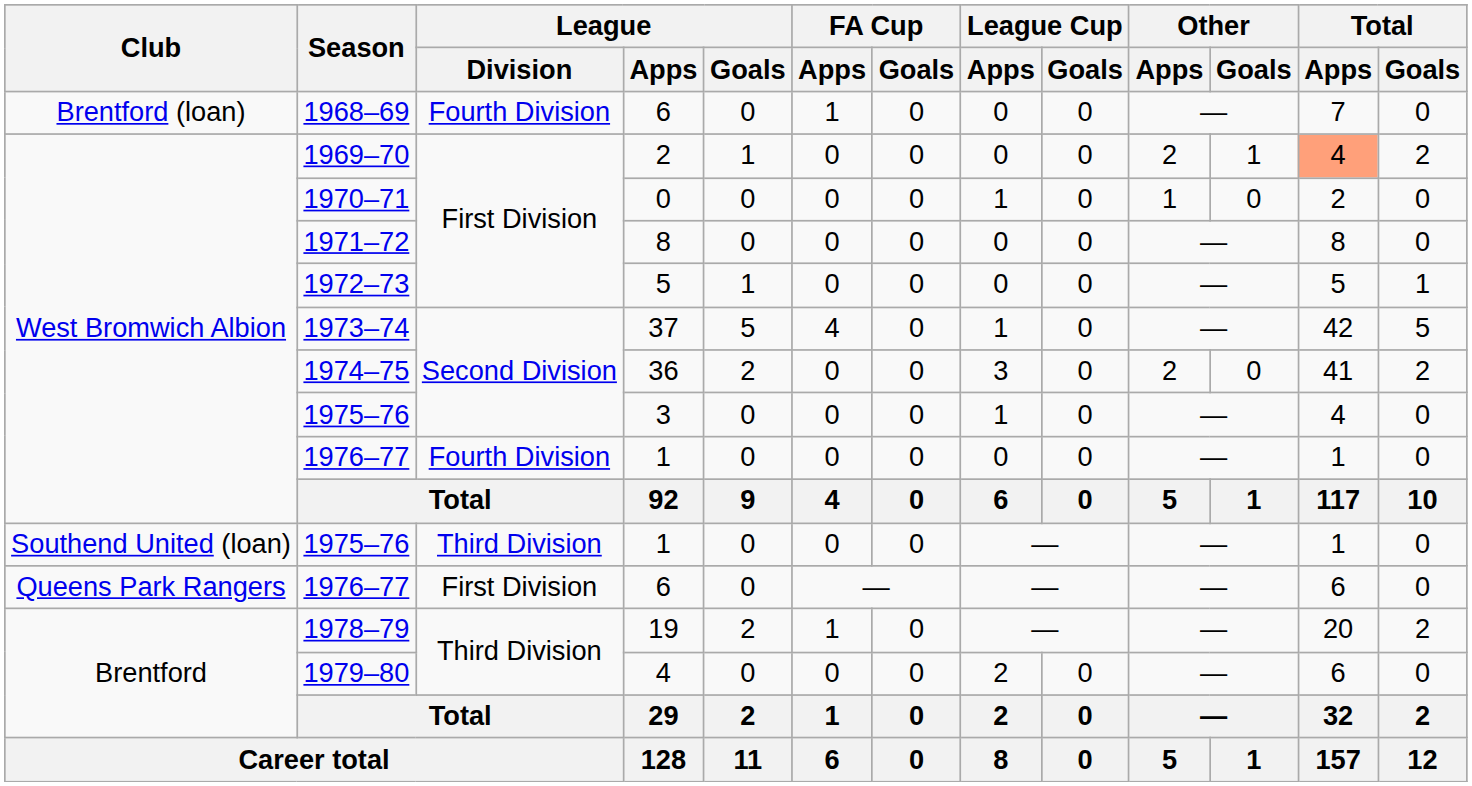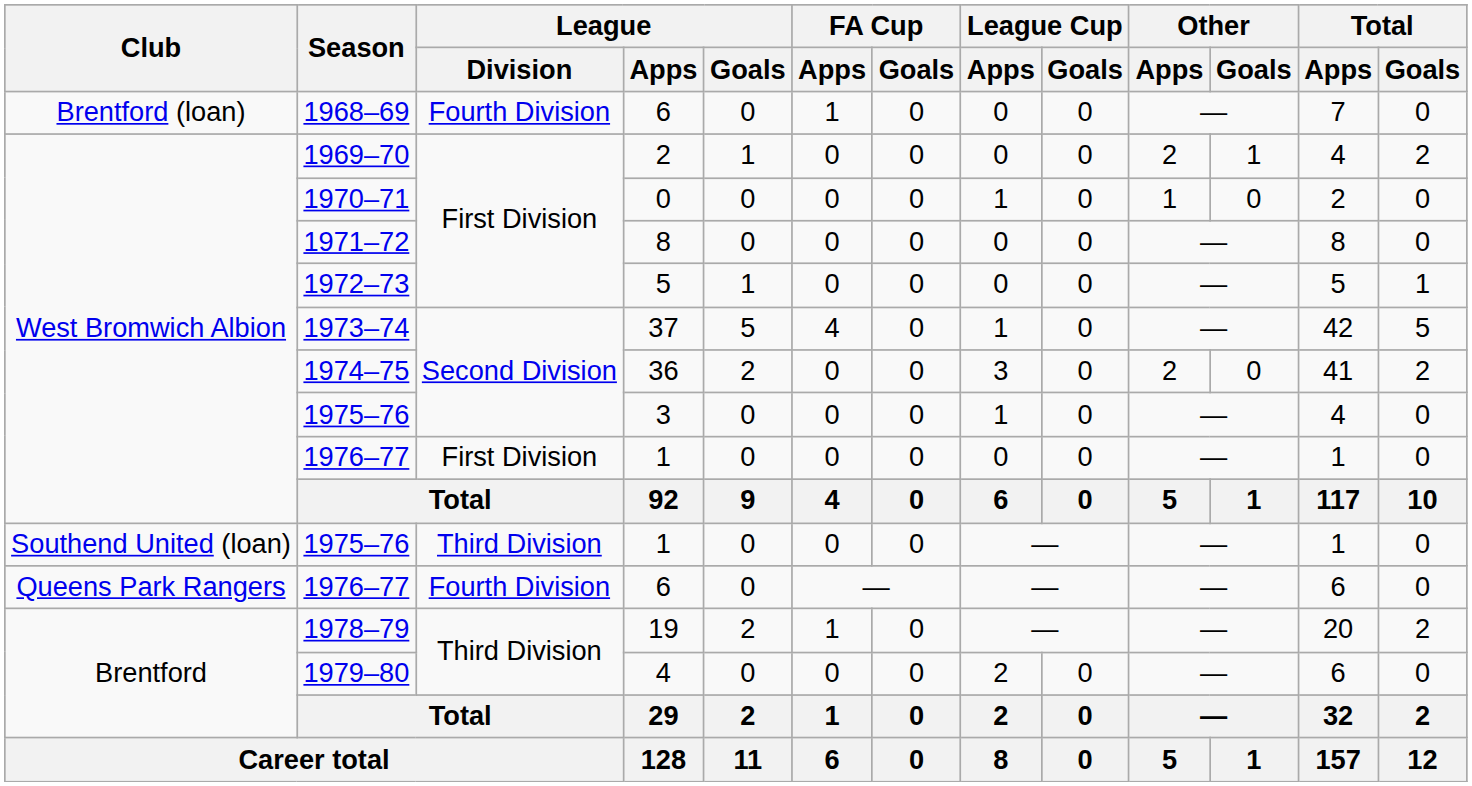(1338, 155) lightsalmon background -> (1338, 155) no background
(519, 457) Fourth Division -> (519, 457) First Division
(519, 586) First Division -> (519, 586) Fourth Division
